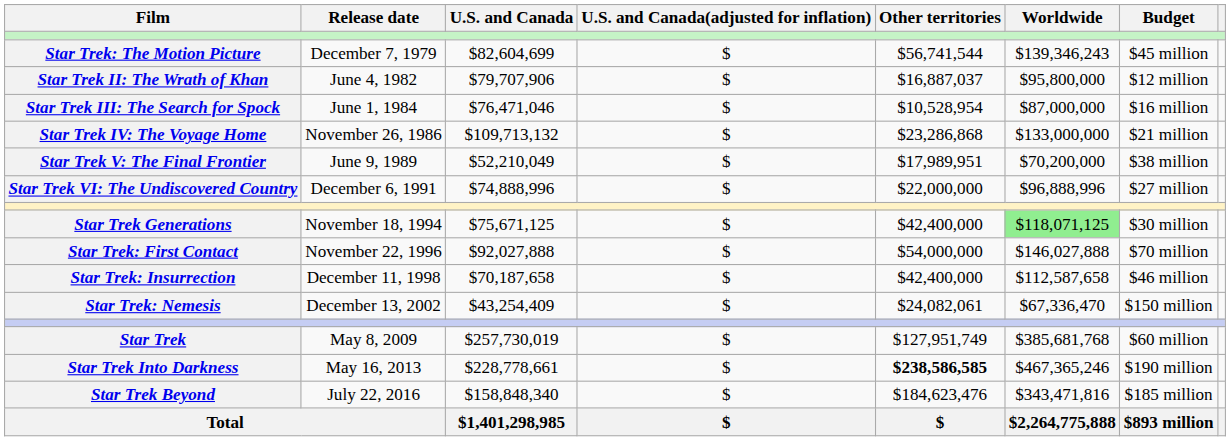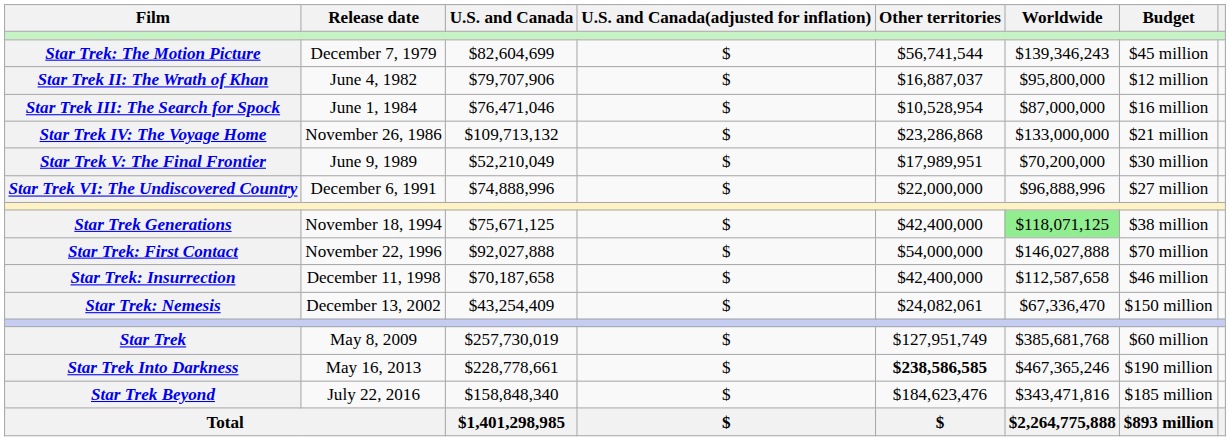(1169, 161) $38 million -> (1169, 161) $30 million
(1169, 223) $30 million -> (1169, 223) $38 million
